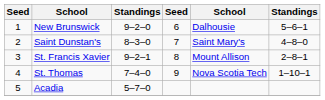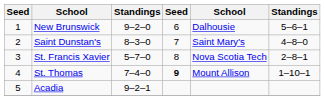(137, 57) 9–2–1 -> (137, 57) 5–7–0
(221, 57) Mount Allison -> (230, 57) Nova Scotia Tech
(176, 73) normal -> (176, 73) bold
(230, 73) Nova Scotia Tech -> (221, 73) Mount Allison
(137, 88) 5–7–0 -> (137, 88) 9–2–1
